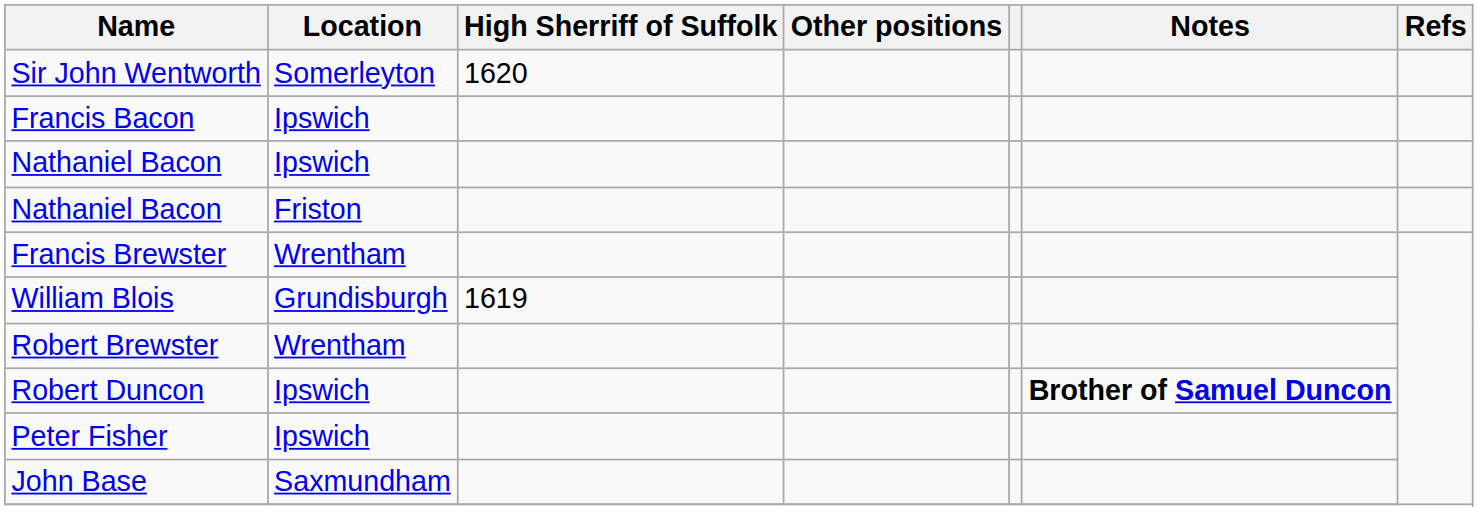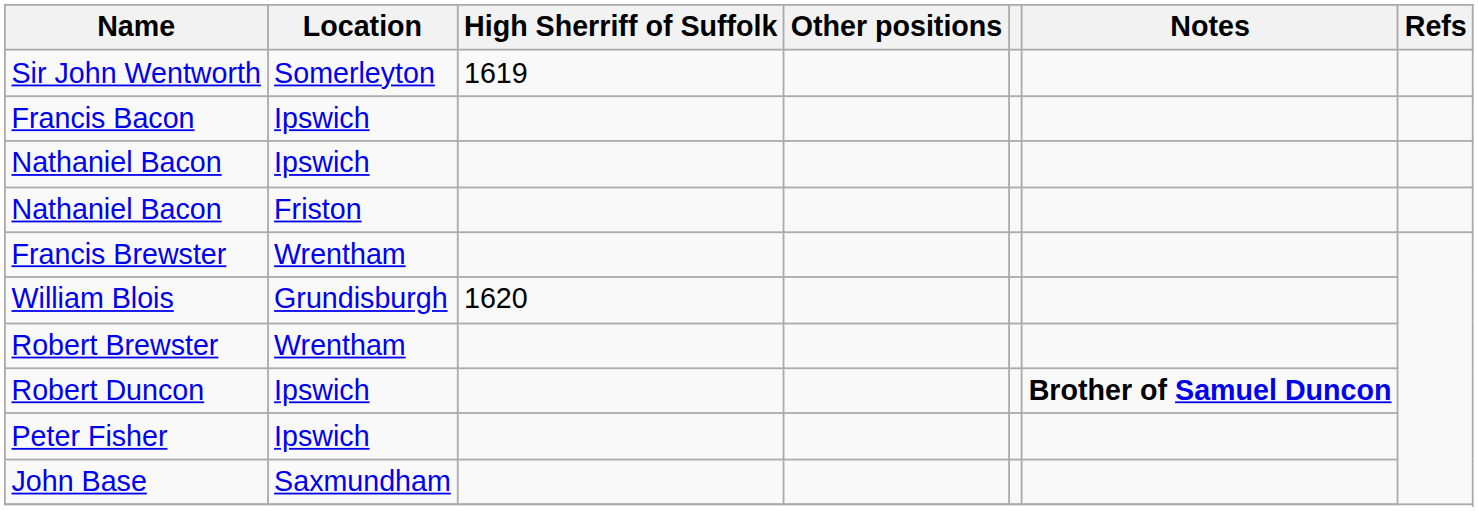(496, 72) 1620 -> (496, 72) 1619
(496, 299) 1619 -> (496, 299) 1620
